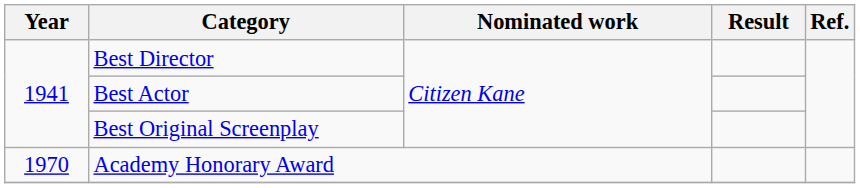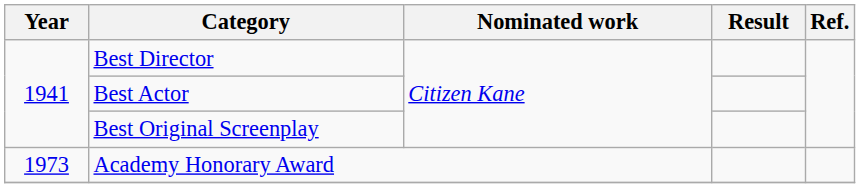(47, 164) 1970 -> (47, 164) 1973
